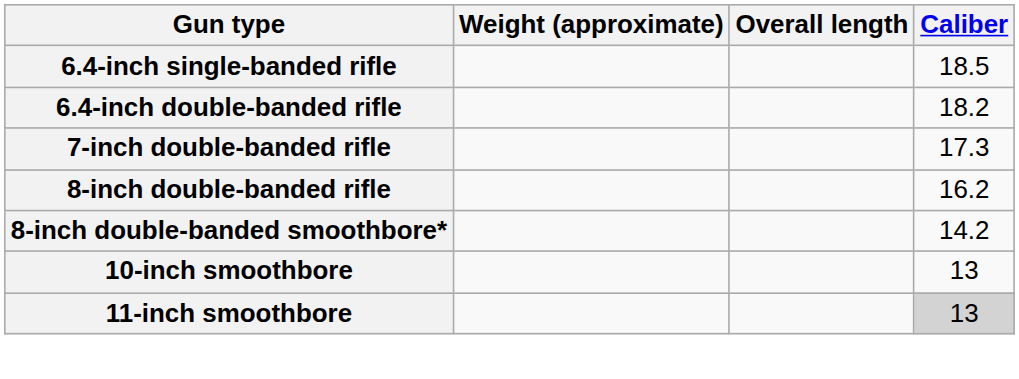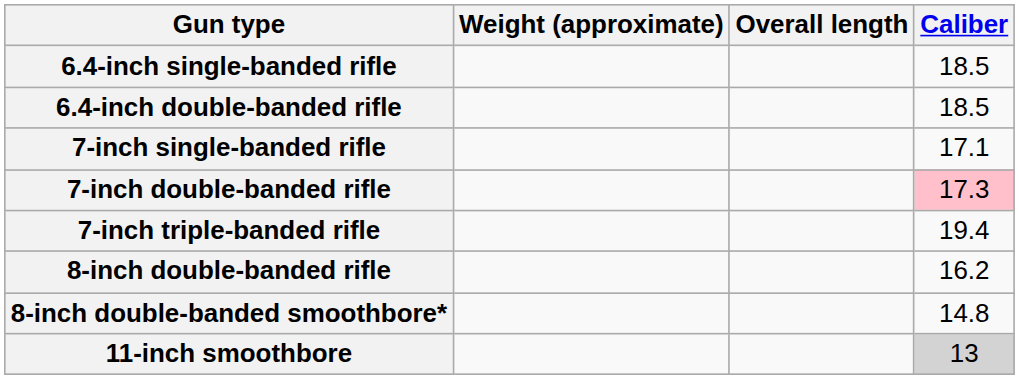(964, 107) 18.2 -> (964, 107) 18.5
+ row: (229, 148)
(964, 148) no background -> (964, 189) pink background
+ row: (229, 230)
(964, 230) 14.2 -> (964, 312) 14.8
- row: (229, 271)
